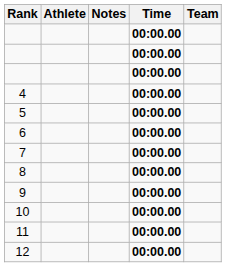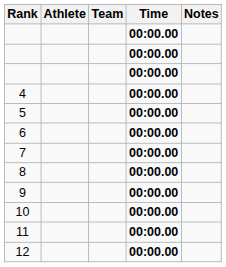columns swapped: (203, 14) <-> (109, 14)
